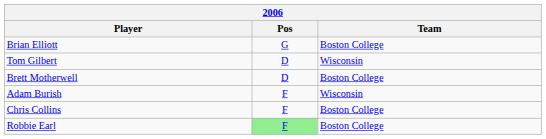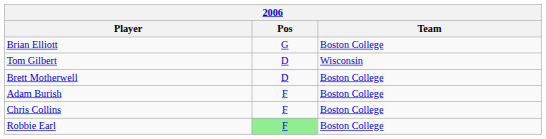(341, 93) Wisconsin -> (352, 93) Boston College
